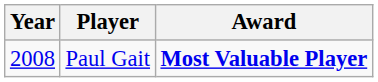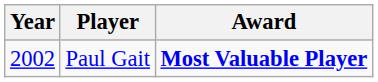(32, 58) 2008 -> (32, 58) 2002
